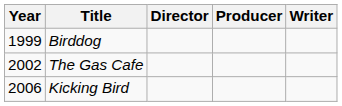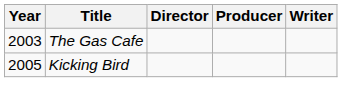- row: (75, 40)
(25, 64) 2002 -> (25, 40) 2003
(25, 88) 2006 -> (25, 64) 2005
